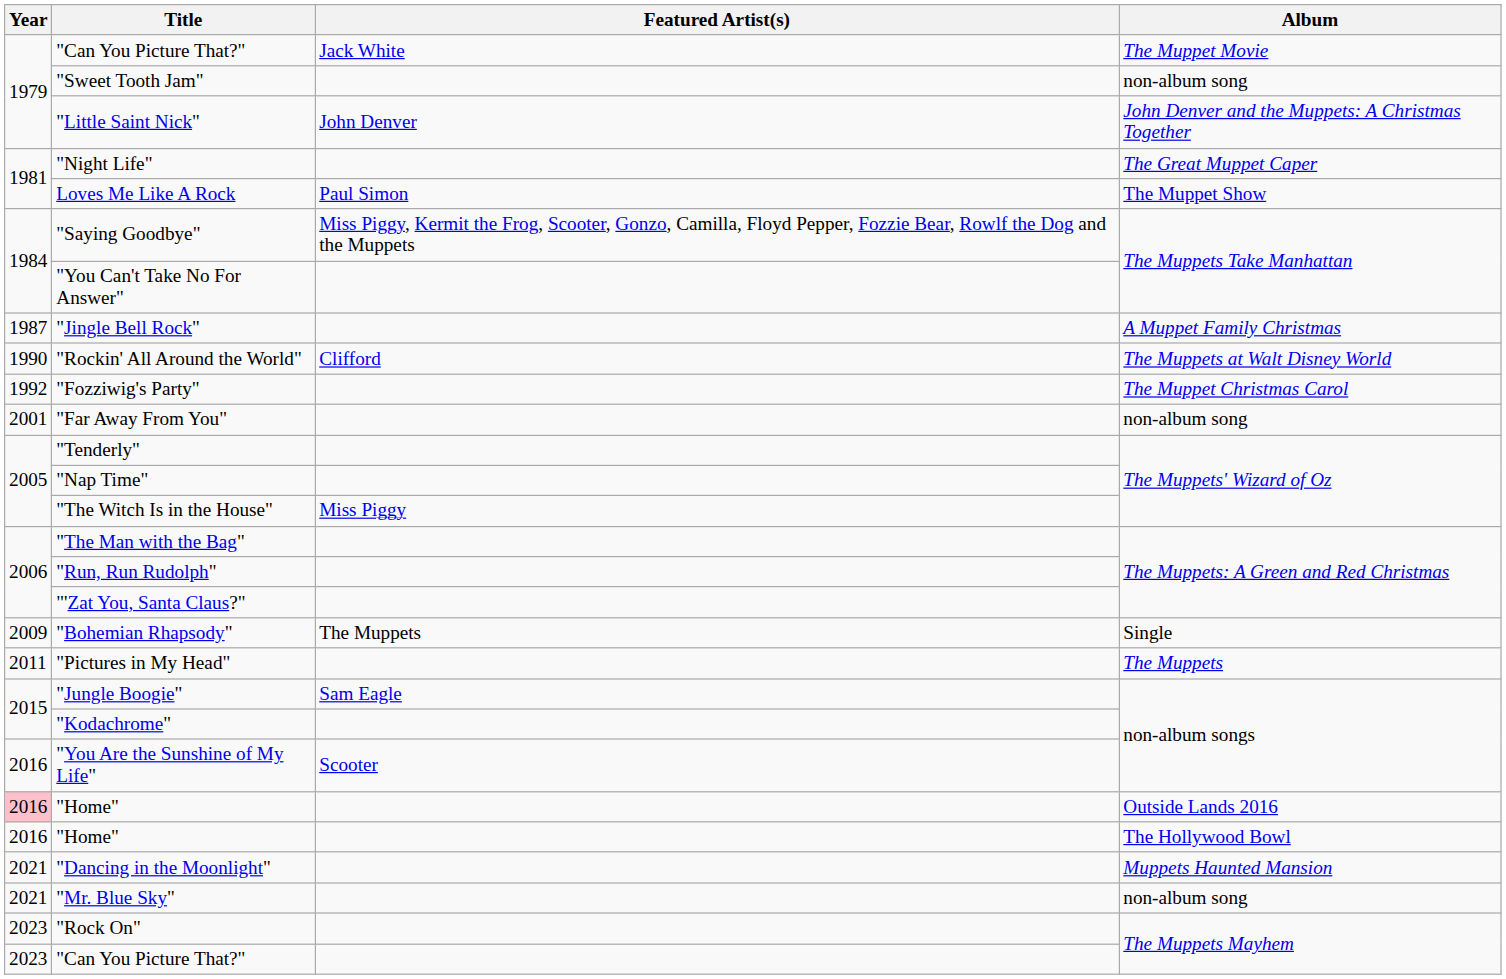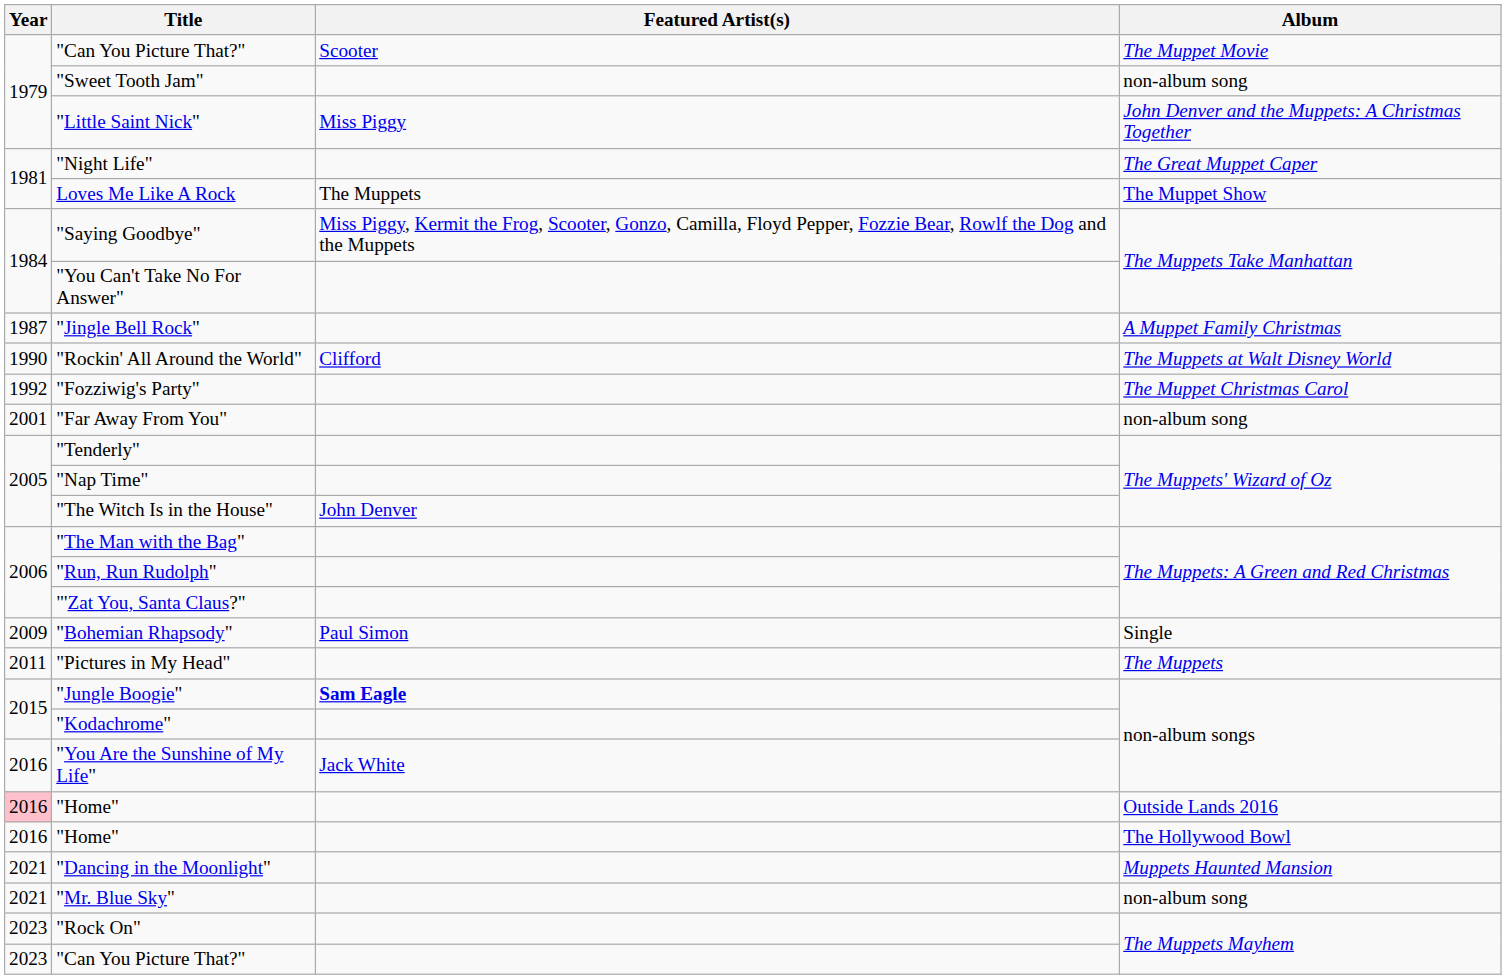(362, 50) Jack White -> (349, 50) Scooter
(368, 121) John Denver -> (363, 121) Miss Piggy
(364, 193) Paul Simon -> (370, 193) The Muppets
(363, 510) Miss Piggy -> (368, 510) John Denver
(370, 632) The Muppets -> (364, 632) Paul Simon
(361, 693) normal -> (363, 693) bold
(349, 765) Scooter -> (362, 765) Jack White
